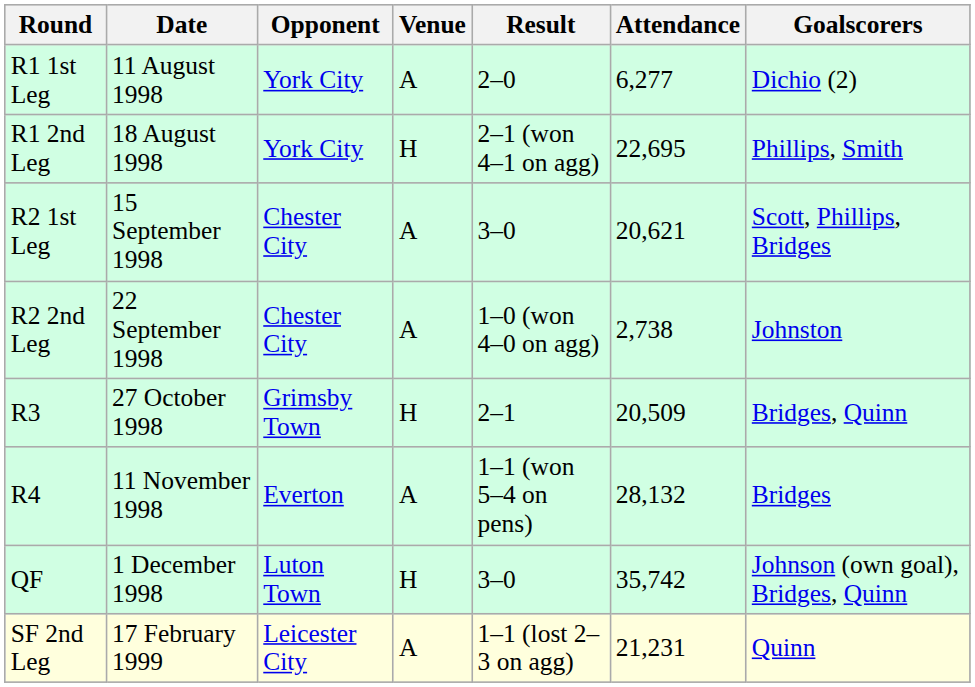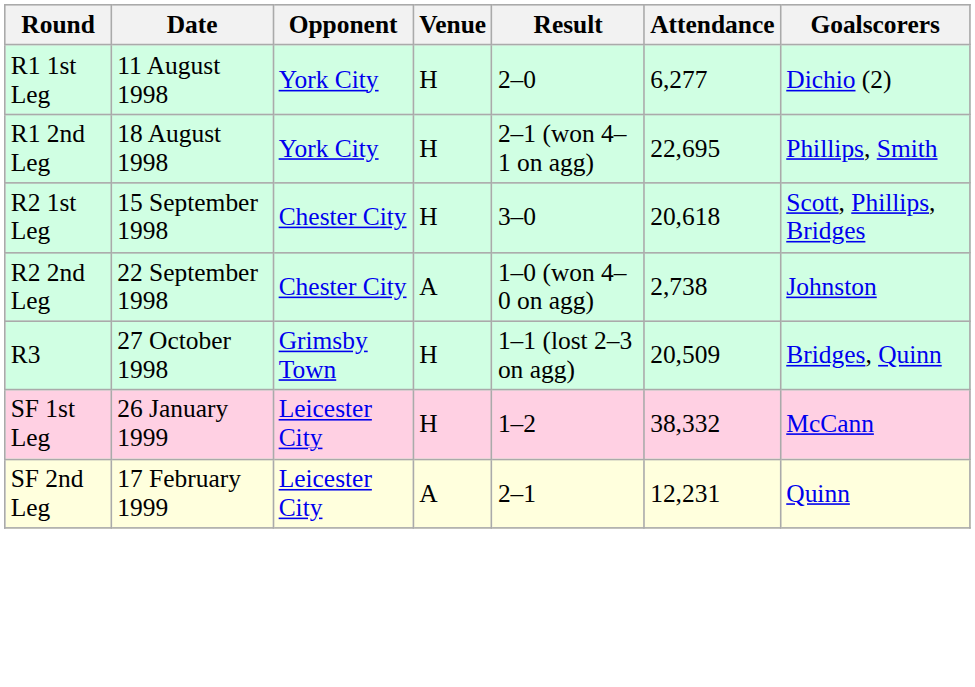(408, 79) A -> (428, 79) H
(408, 231) A -> (428, 217) H
(651, 231) 20,621 -> (685, 217) 20,618
(497, 412) 2–1 -> (565, 355) 1–1 (lost 2–3 on agg)
- row: (26, 495)
- row: (27, 578)
+ row: (43, 424)
(538, 647) 1–1 (lost 2–3 on agg) -> (517, 493) 2–1
(651, 647) 21,231 -> (685, 493) 12,231
